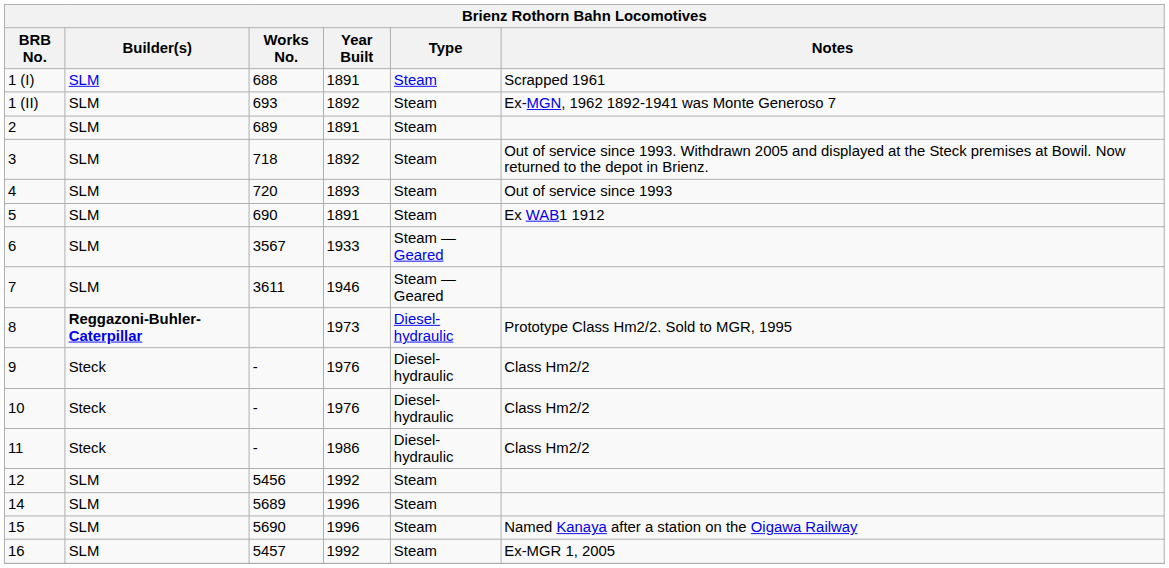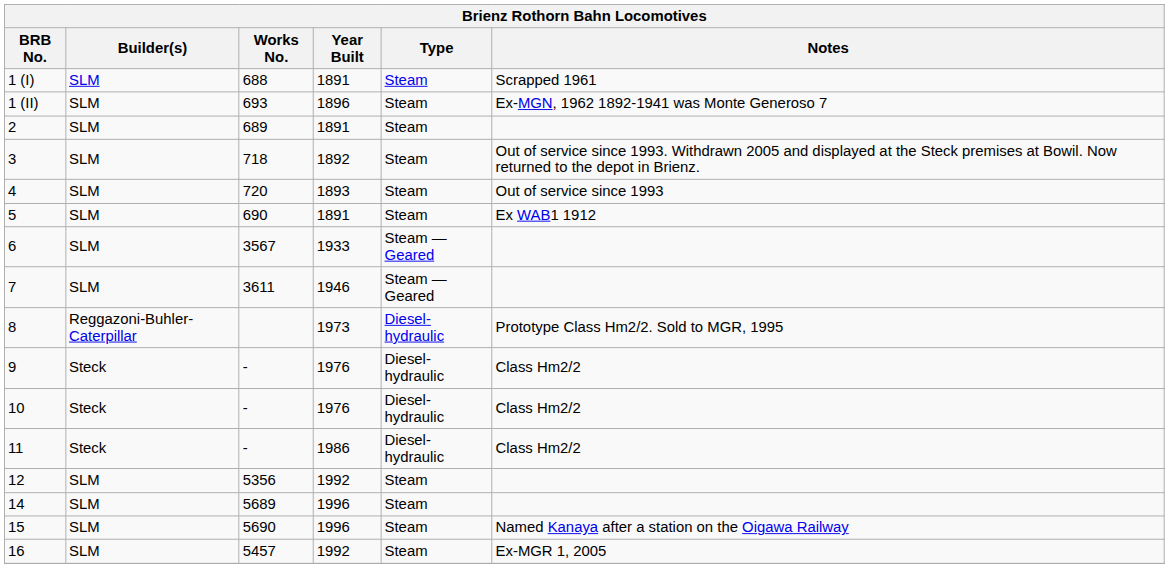(343, 103) 1892 -> (333, 103) 1896
(135, 327) bold -> (131, 327) normal
(269, 480) 5456 -> (259, 480) 5356
